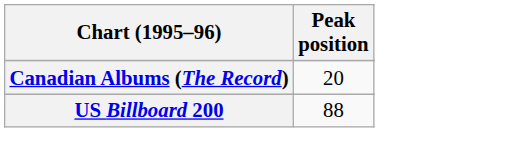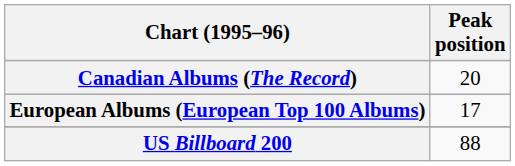+ row: (217, 110)
